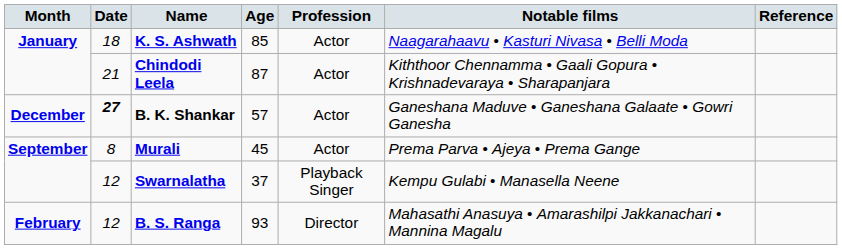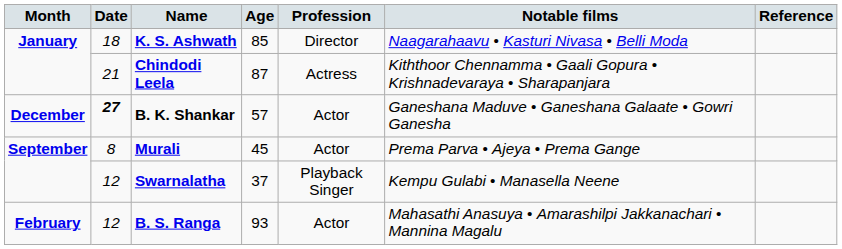(331, 41) Actor -> (331, 41) Director
(331, 74) Actor -> (331, 74) Actress
(331, 223) Director -> (331, 223) Actor
